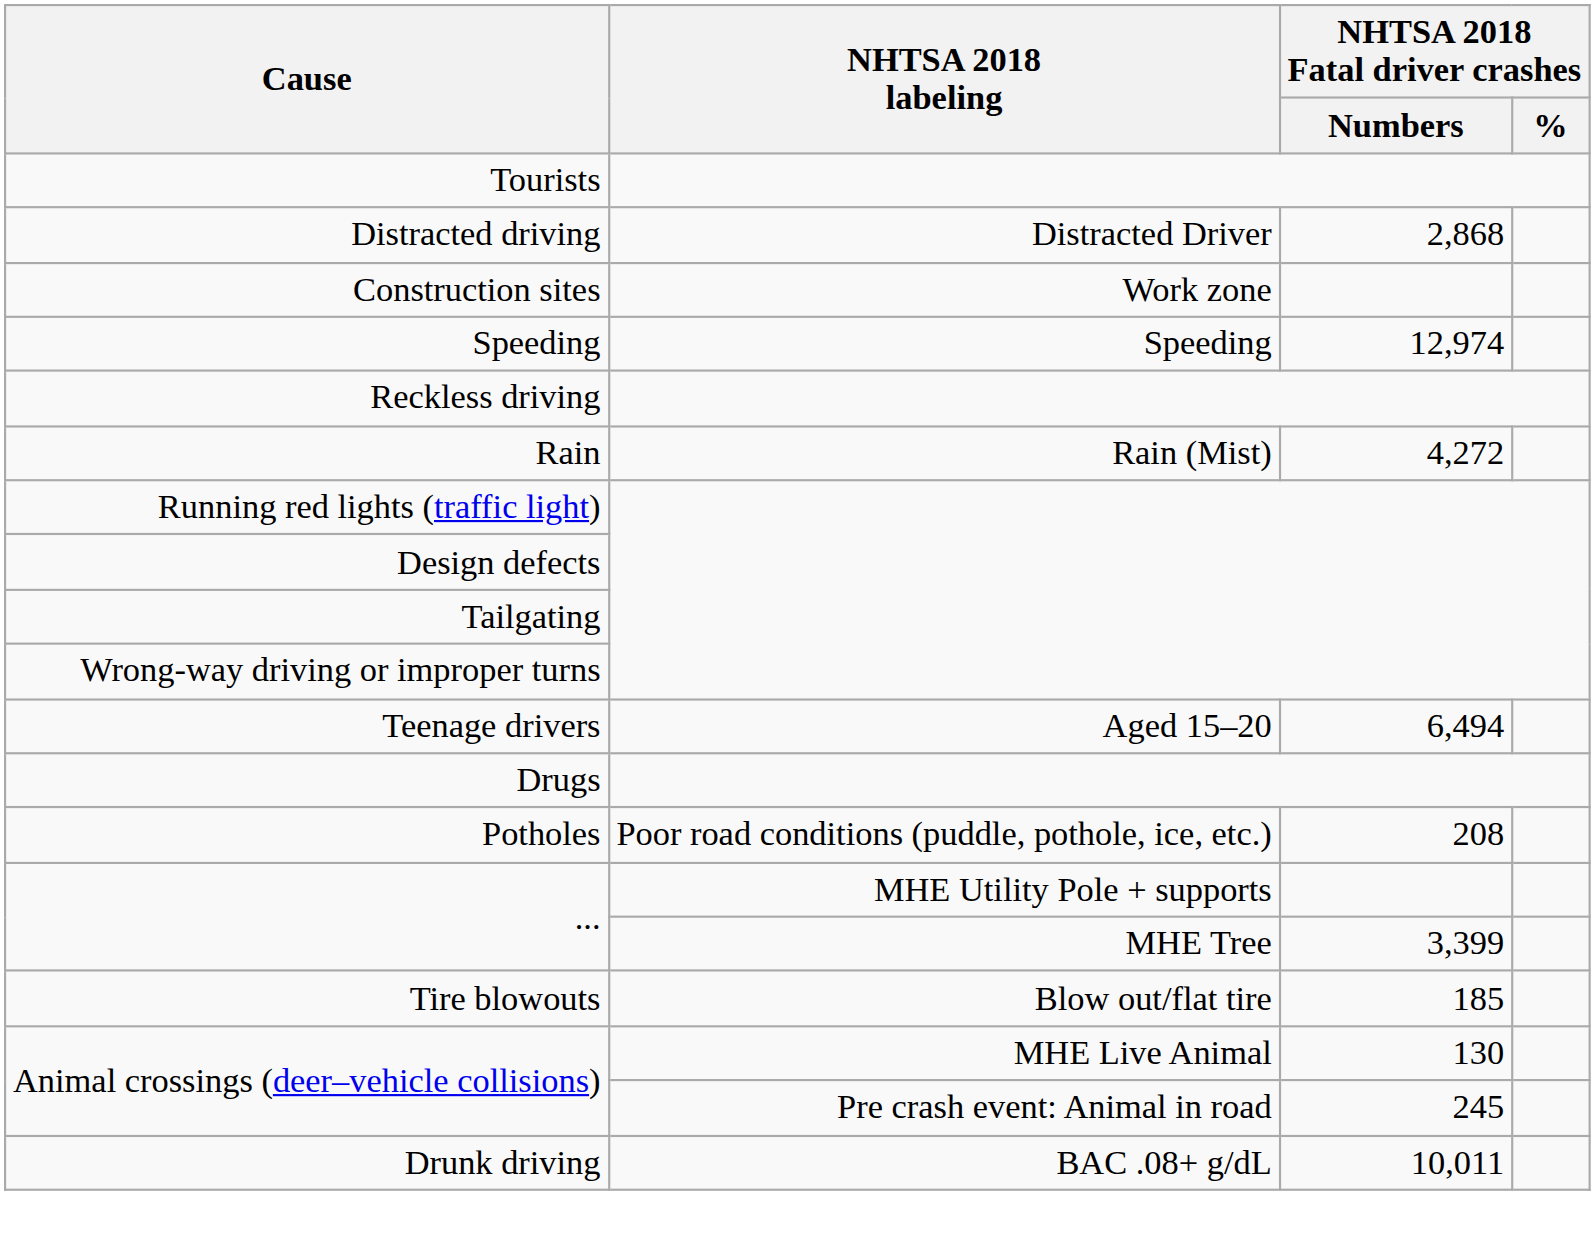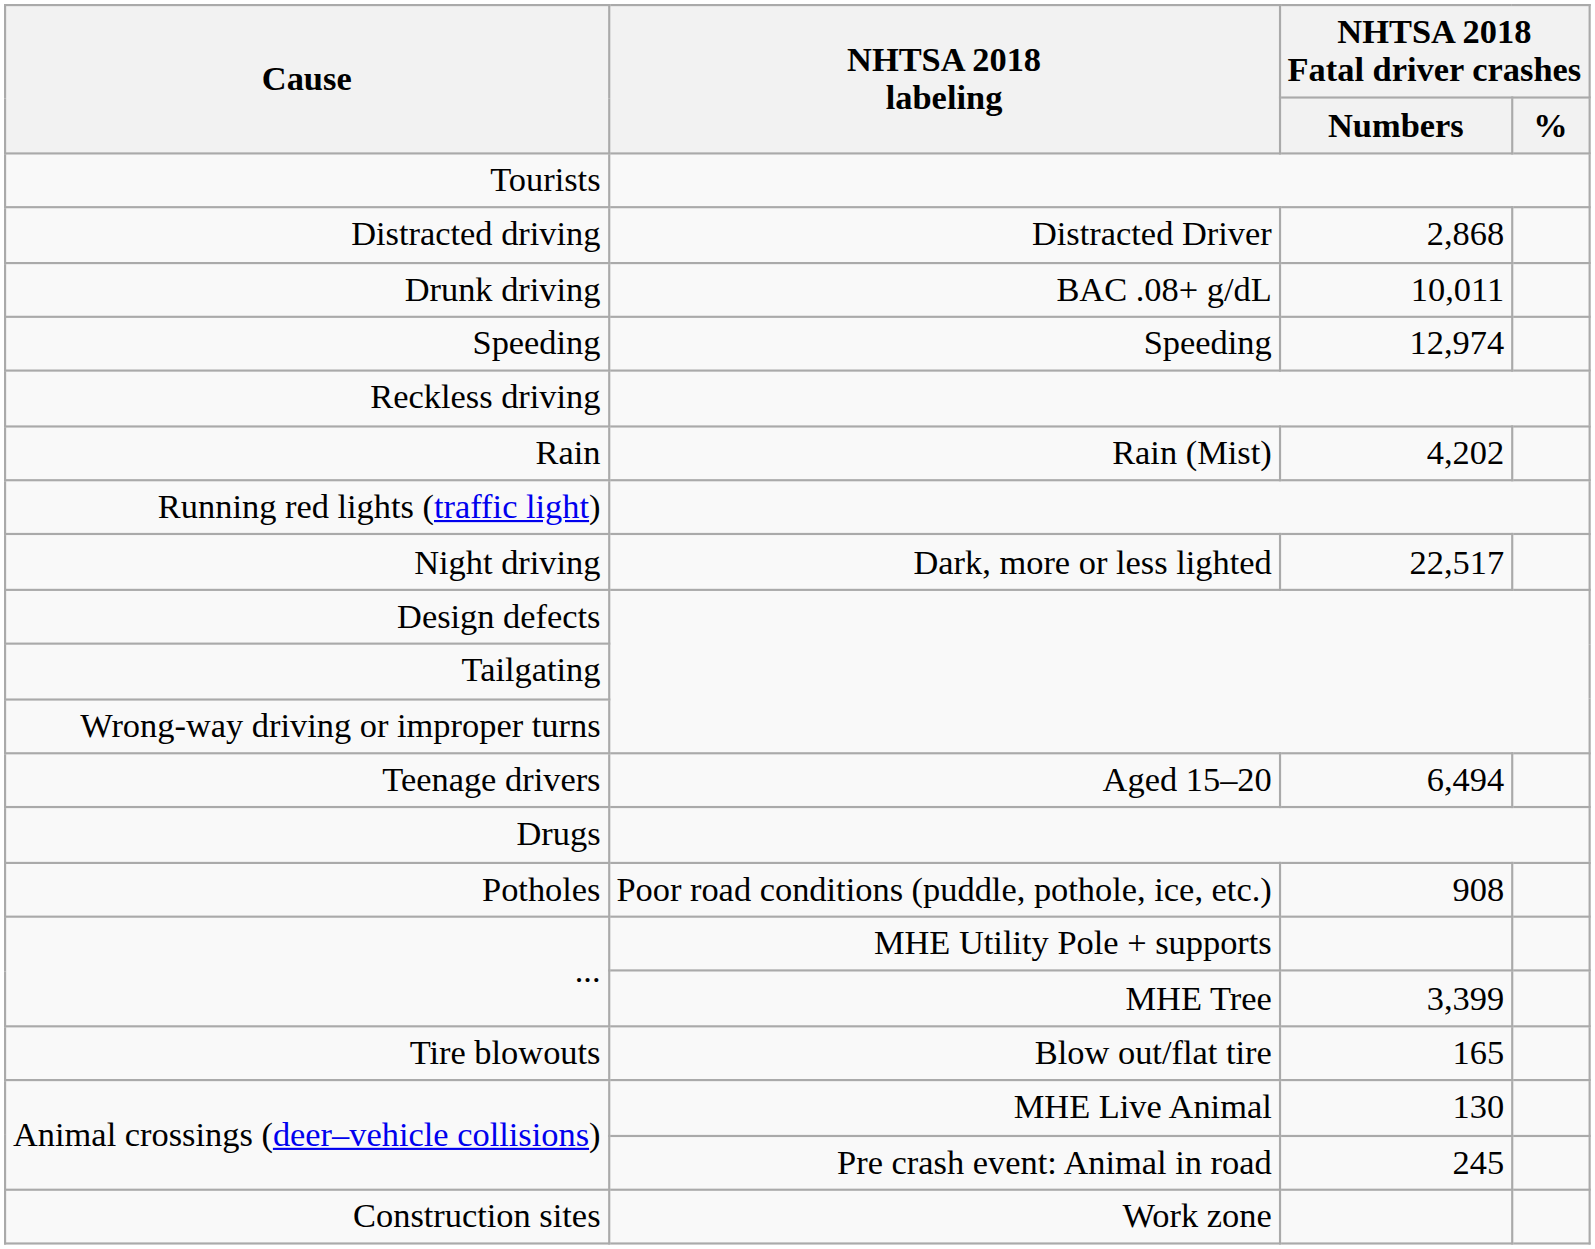rows swapped: (503, 1161) <-> (477, 288)
(1465, 452) 4,272 -> (1465, 452) 4,202
+ row: (507, 561)
(1478, 834) 208 -> (1478, 888) 908
(1478, 997) 185 -> (1478, 1052) 165
